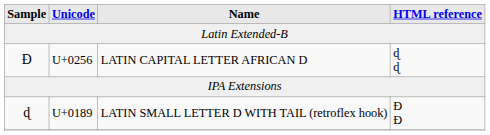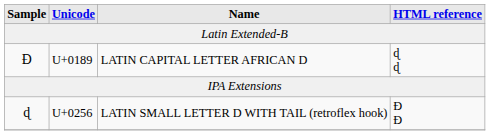(72, 60) U+0256 -> (72, 60) U+0189
(72, 113) U+0189 -> (72, 113) U+0256
